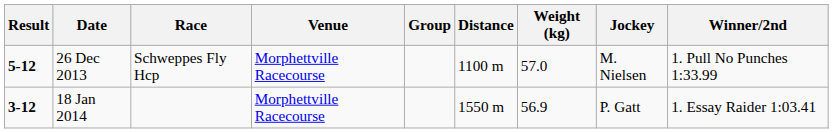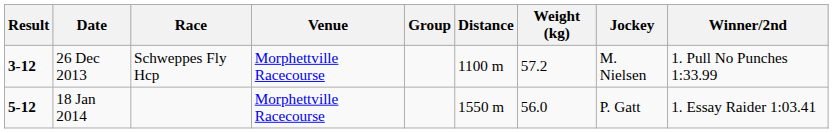(22, 66) 5-12 -> (22, 66) 3-12
(534, 66) 57.0 -> (534, 66) 57.2
(22, 107) 3-12 -> (22, 107) 5-12
(534, 107) 56.9 -> (534, 107) 56.0
